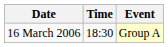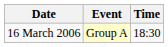columns swapped: (100, 14) <-> (140, 14)
